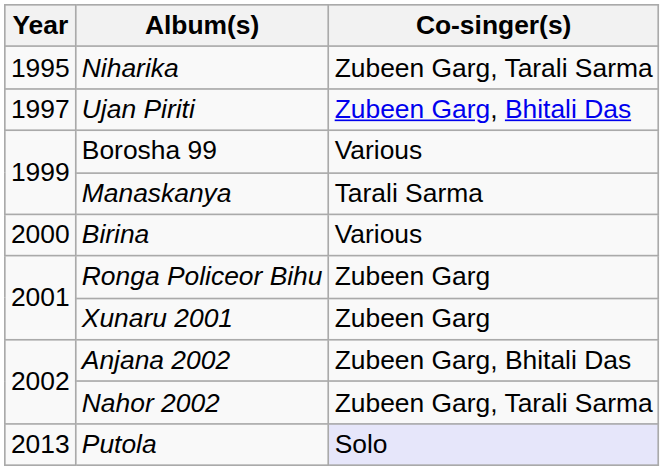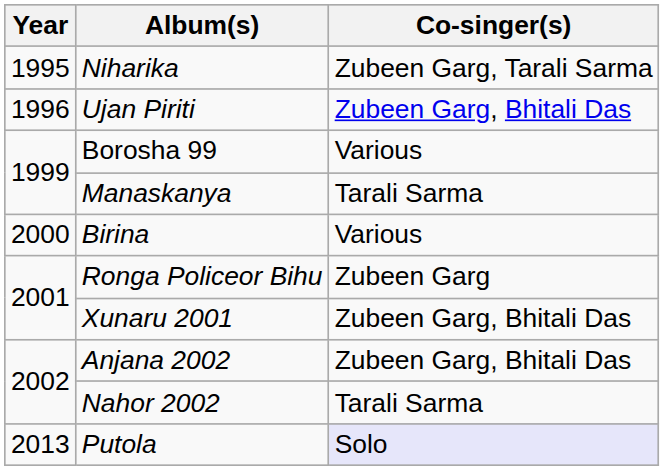(40, 109) 1997 -> (40, 109) 1996
(412, 318) Zubeen Garg -> (483, 318) Zubeen Garg, Bhitali Das
(494, 402) Zubeen Garg, Tarali Sarma -> (409, 402) Tarali Sarma
